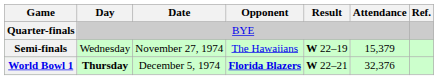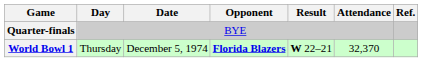- row: (41, 48)
(105, 65) bold -> (100, 48) normal
(380, 65) 32,376 -> (364, 48) 32,370
